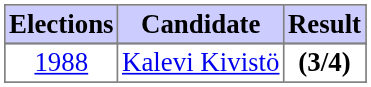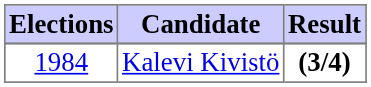(61, 62) 1988 -> (61, 62) 1984
